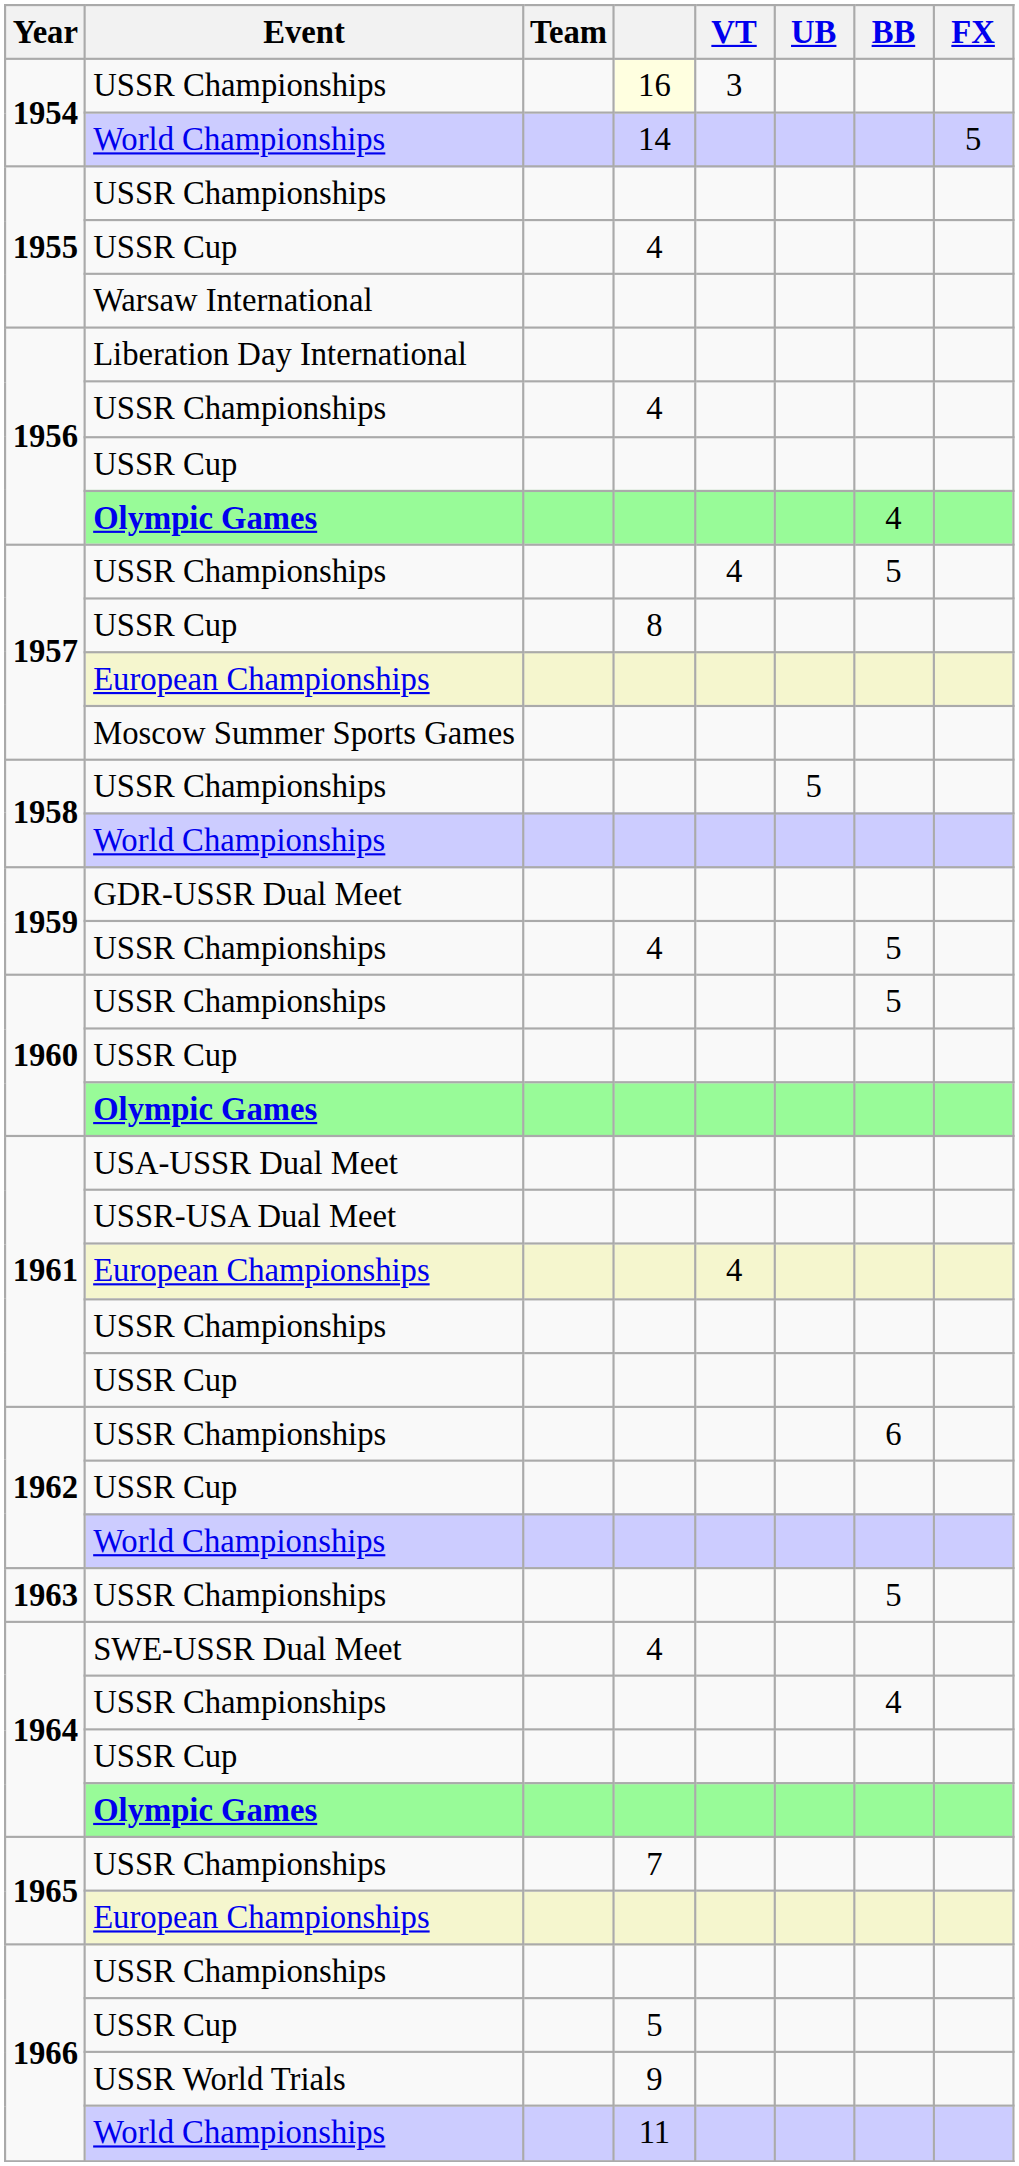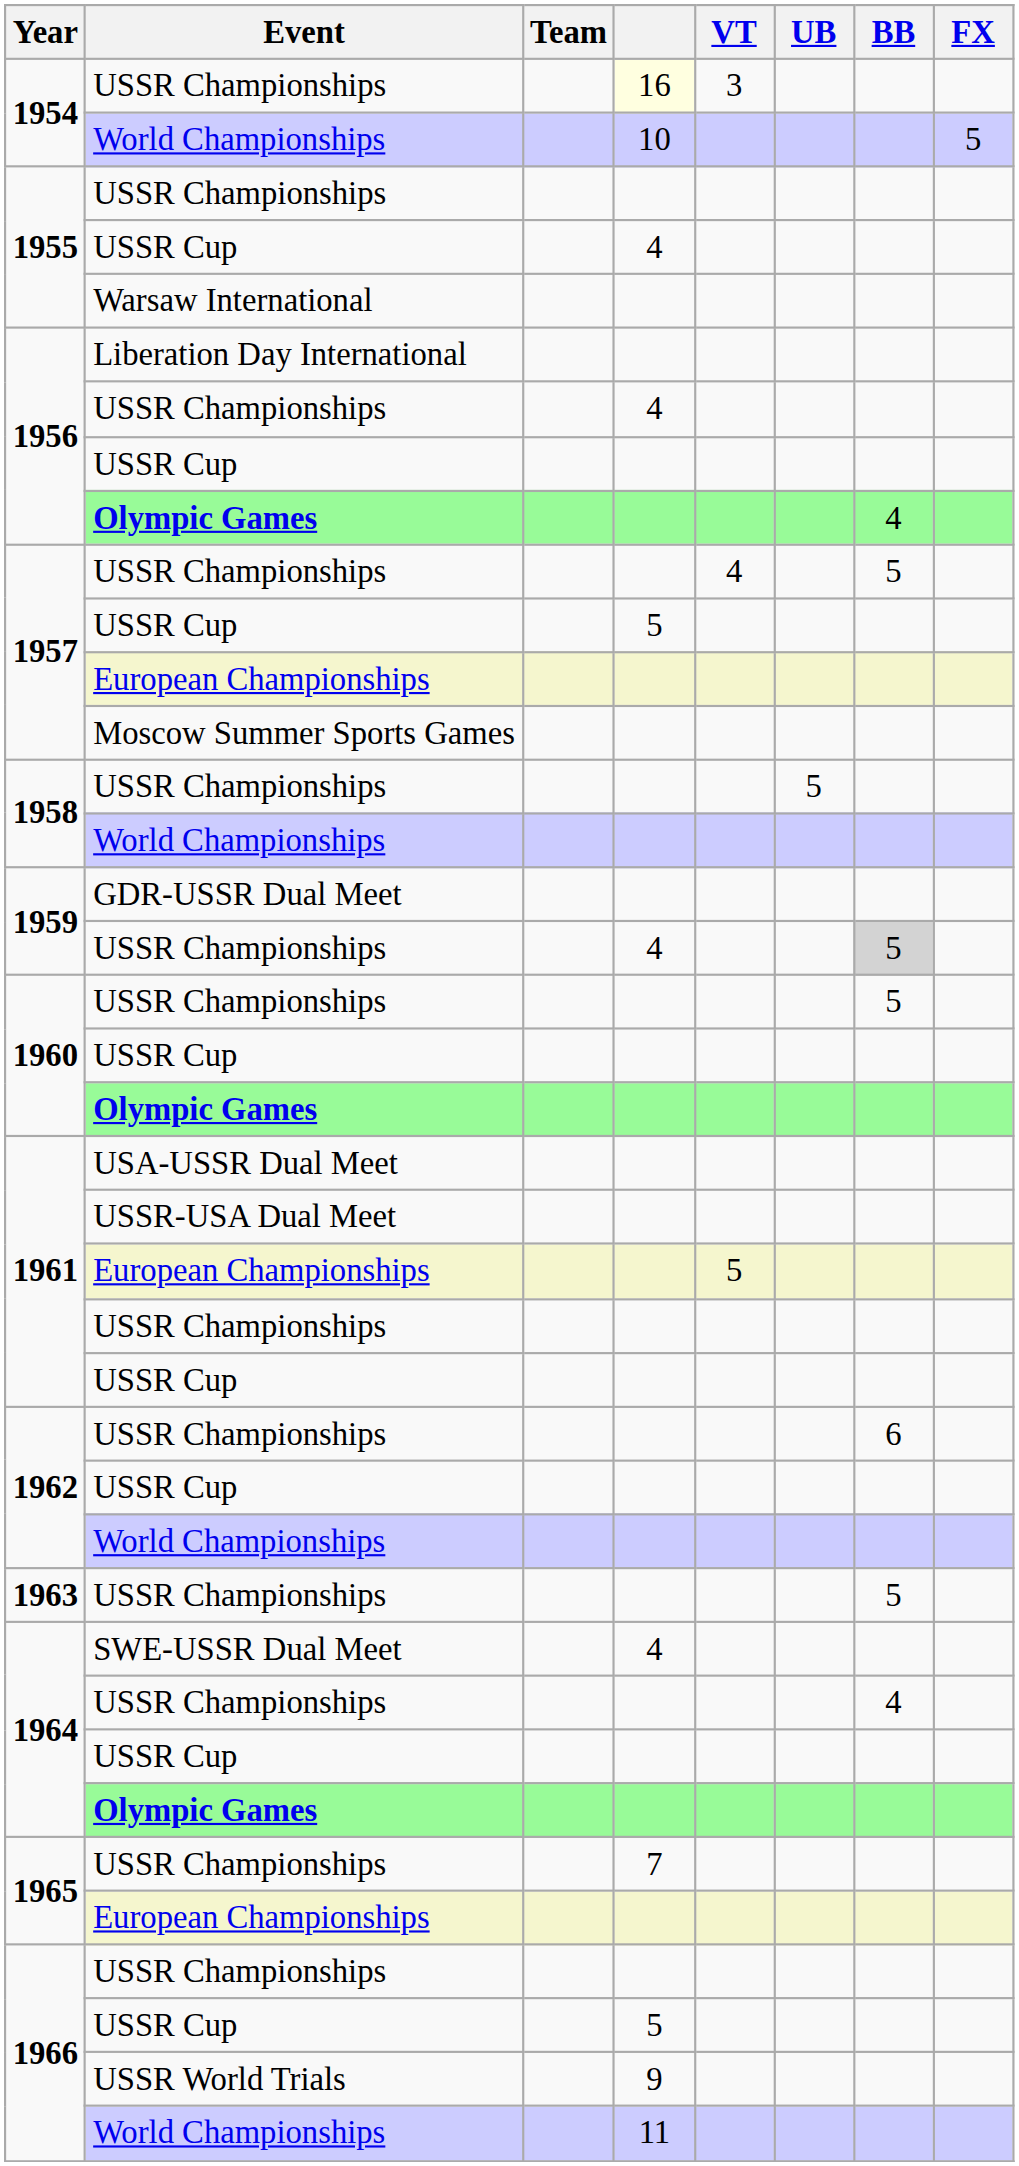(654, 139) 14 -> (654, 139) 10
(654, 624) 8 -> (654, 624) 5
(893, 947) no background -> (893, 947) lightgrey background
(734, 1270) 4 -> (734, 1270) 5
